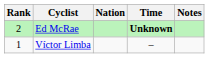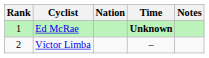(19, 28) 2 -> (19, 28) 1
(19, 45) 1 -> (19, 45) 2
